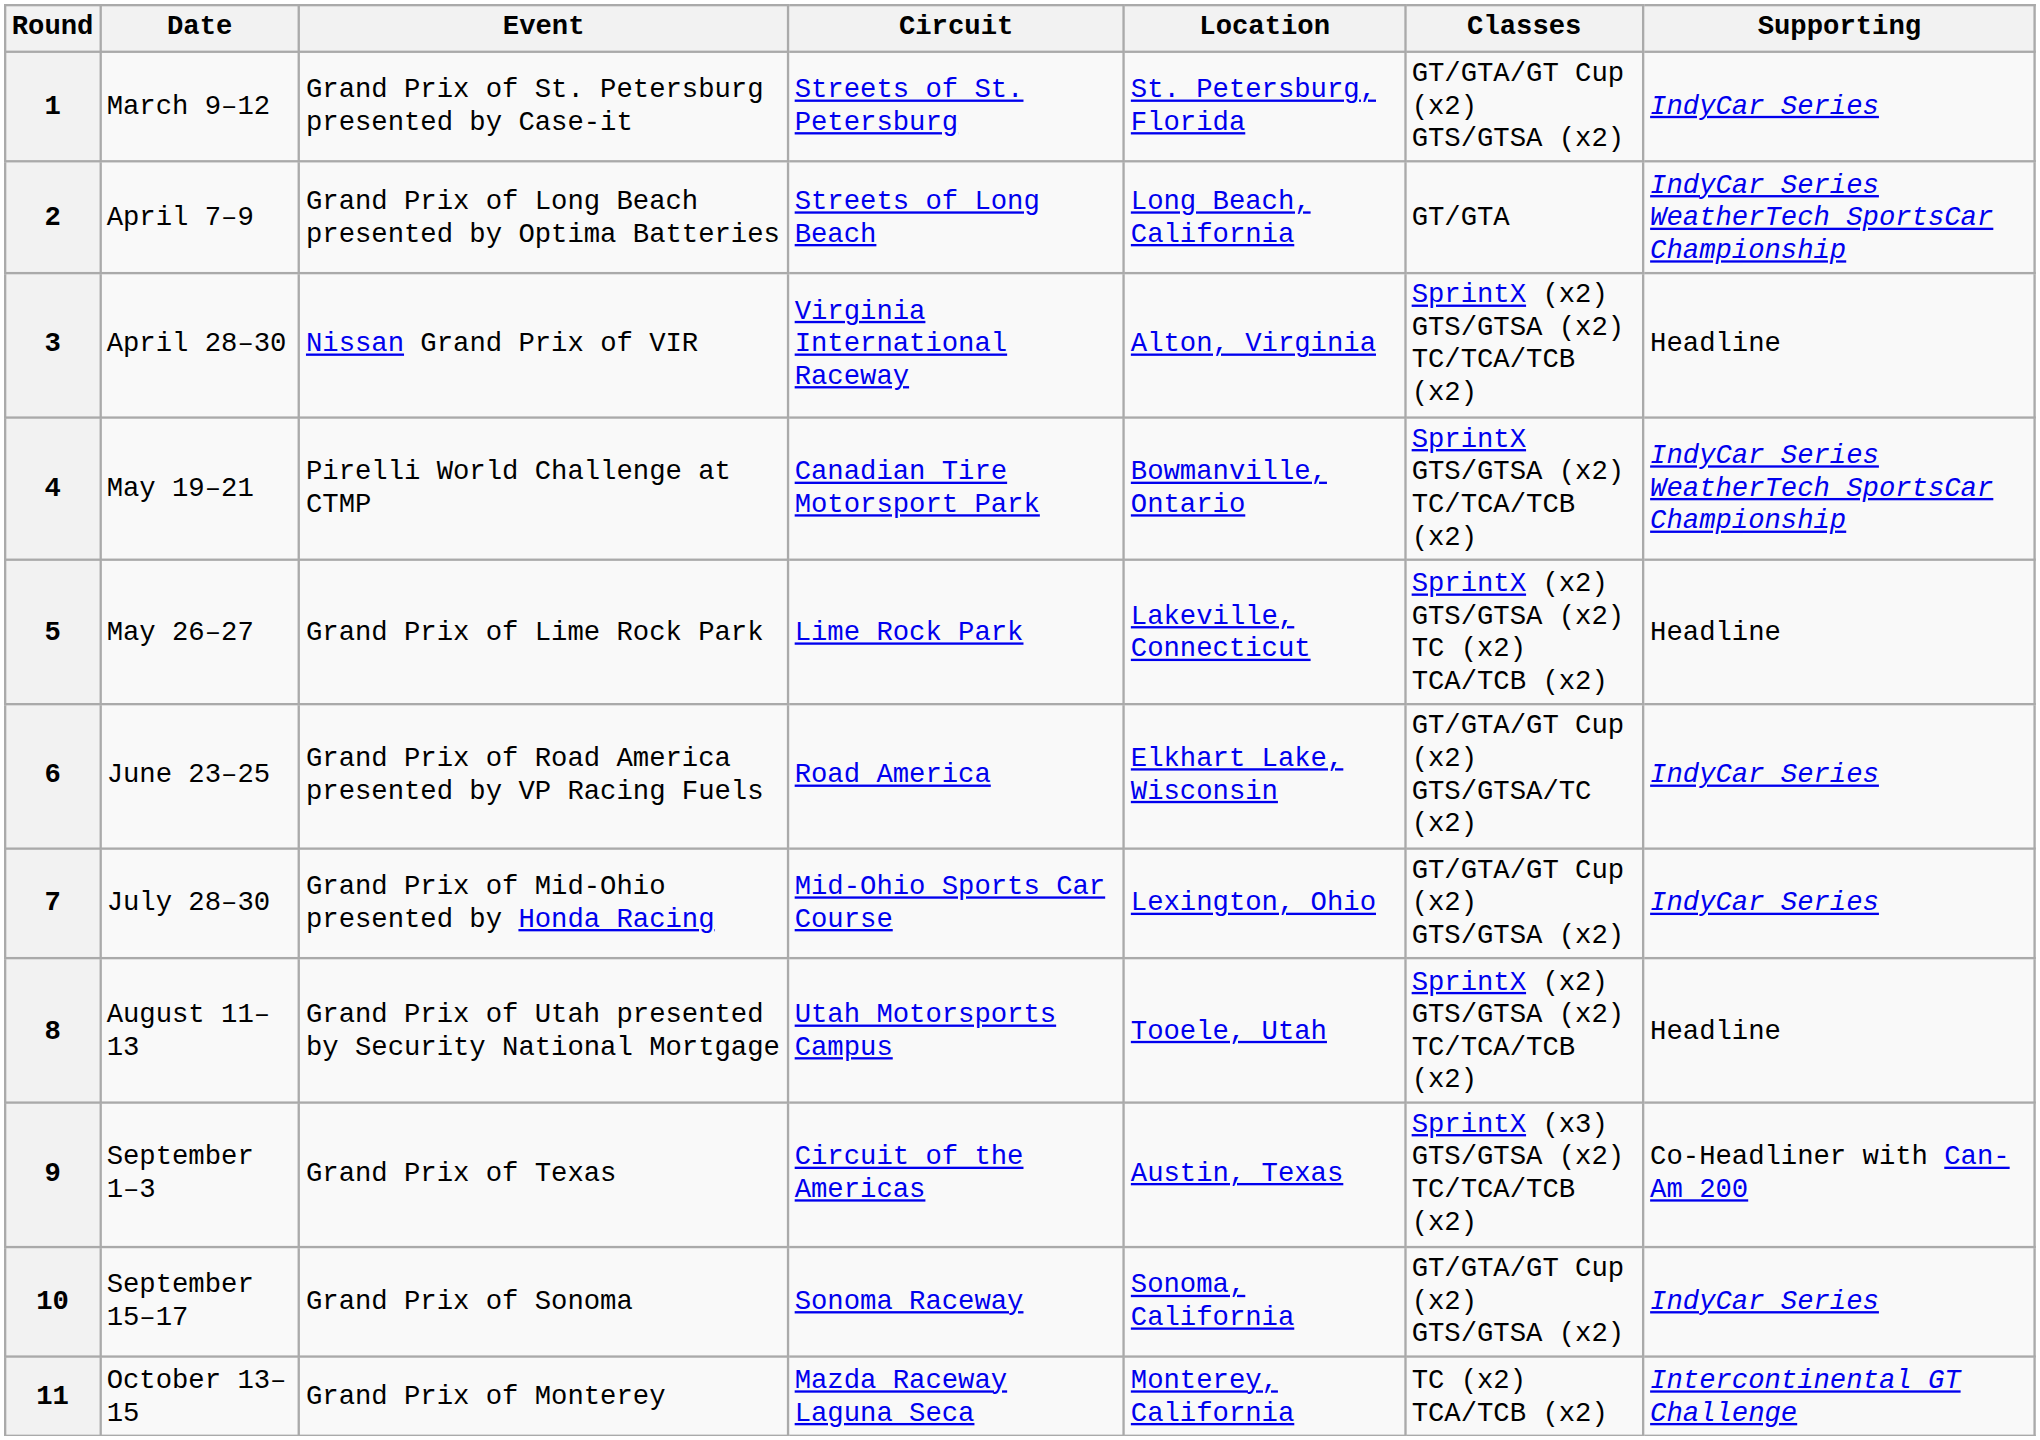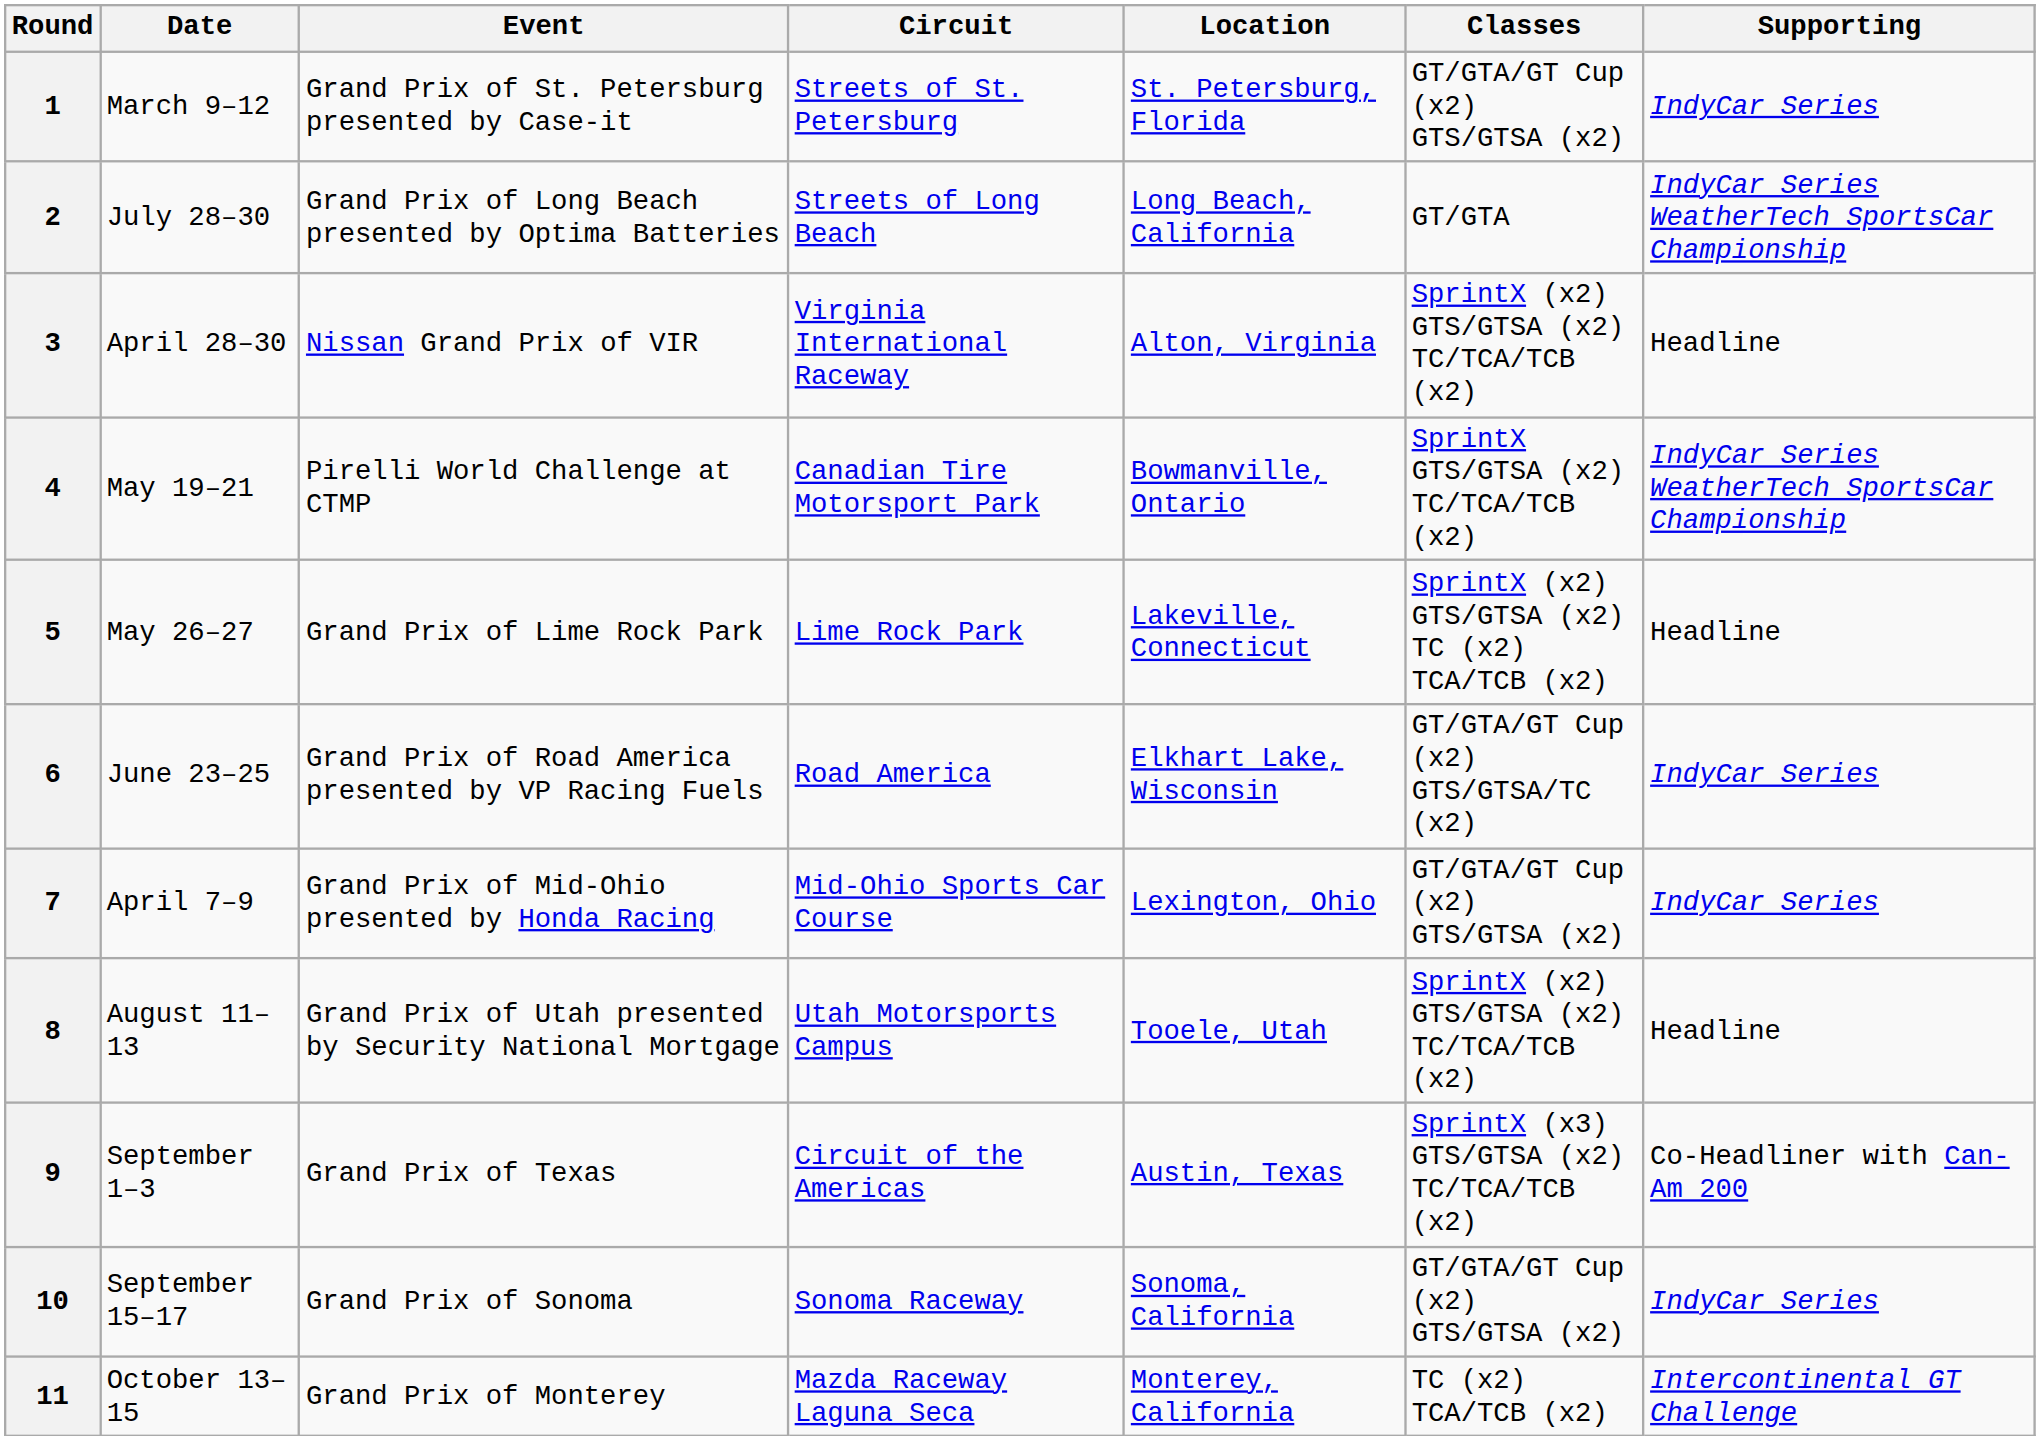(180, 217) April 7–9 -> (188, 217) July 28–30
(188, 903) July 28–30 -> (180, 903) April 7–9
